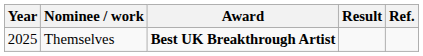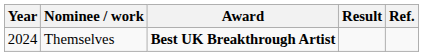(23, 39) 2025 -> (23, 39) 2024
